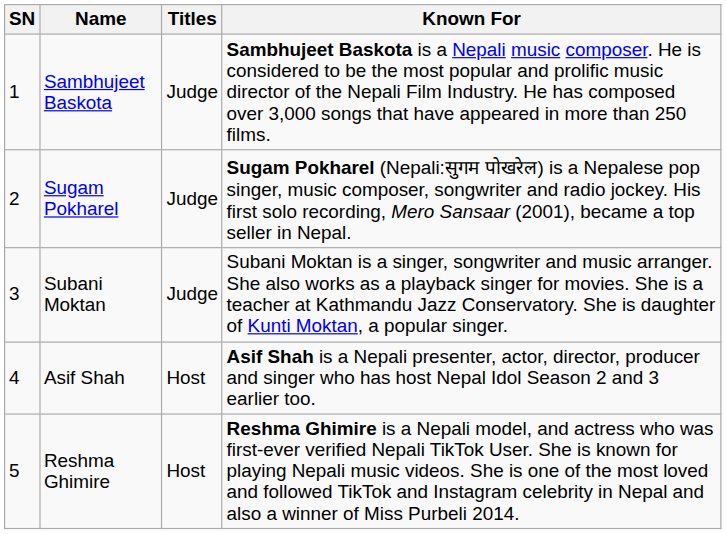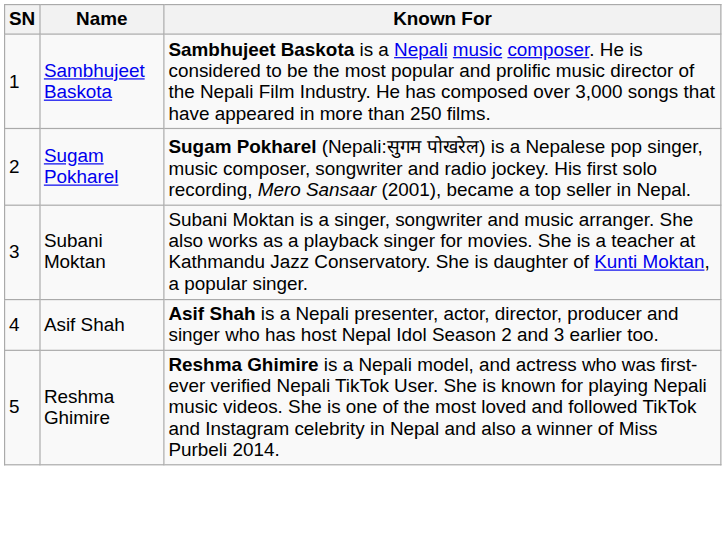- column: (192, 19)
